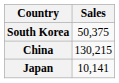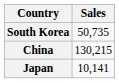(93, 31) 50,375 -> (93, 31) 50,735
